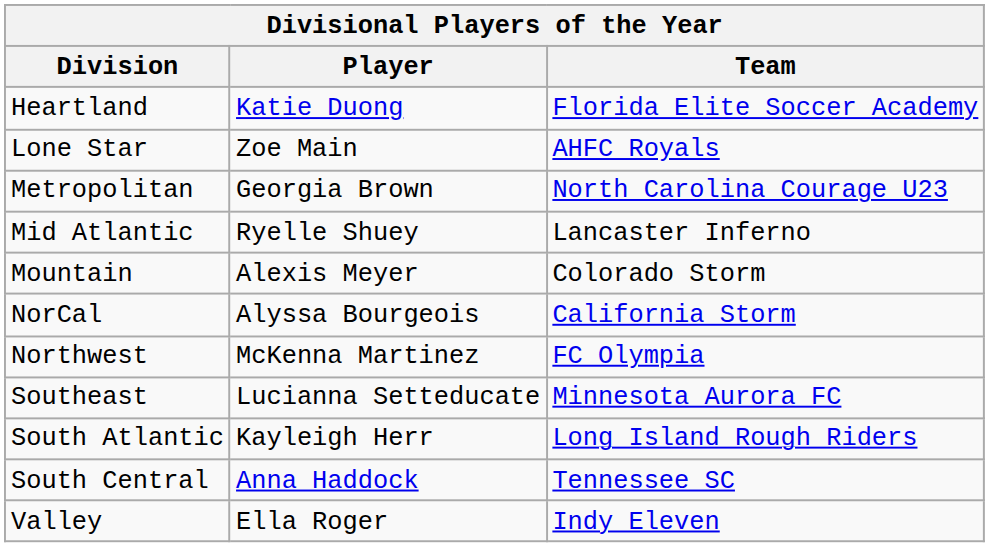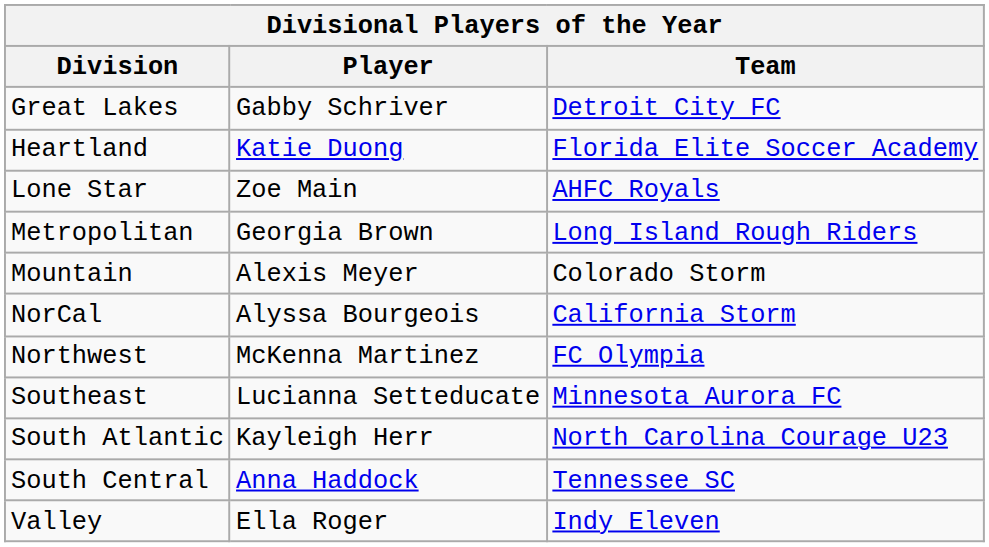+ row: (95, 108)
(750, 191) North Carolina Courage U23 -> (735, 232) Long Island Rough Riders
- row: (102, 232)
(735, 439) Long Island Rough Riders -> (750, 439) North Carolina Courage U23
